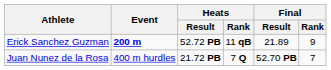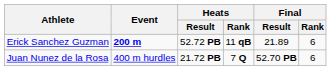(313, 43) 9 -> (313, 43) 6
(313, 58) 7 -> (313, 58) 6
